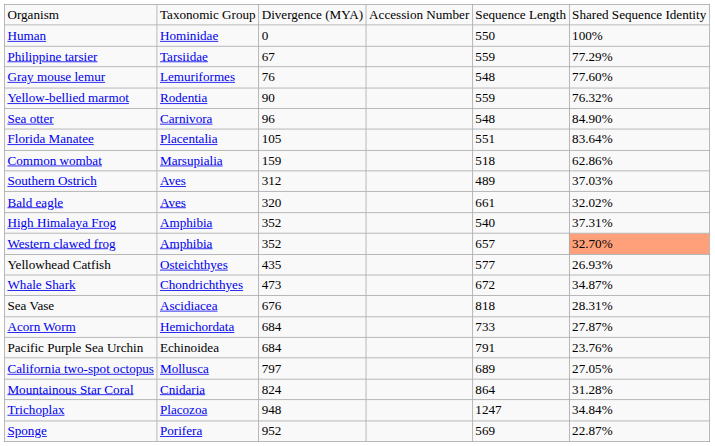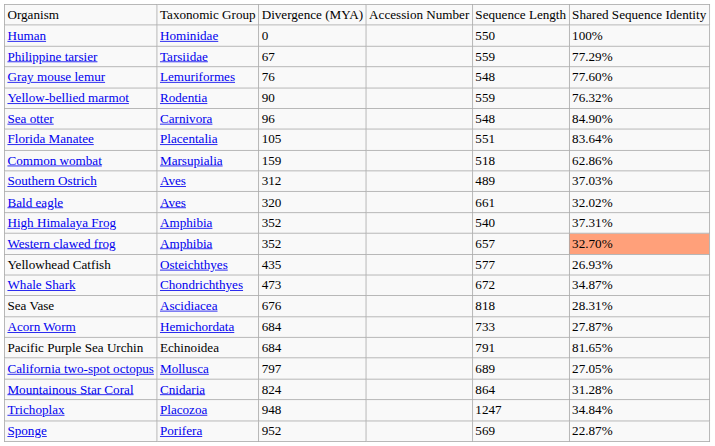(592, 347) 23.76% -> (592, 347) 81.65%
